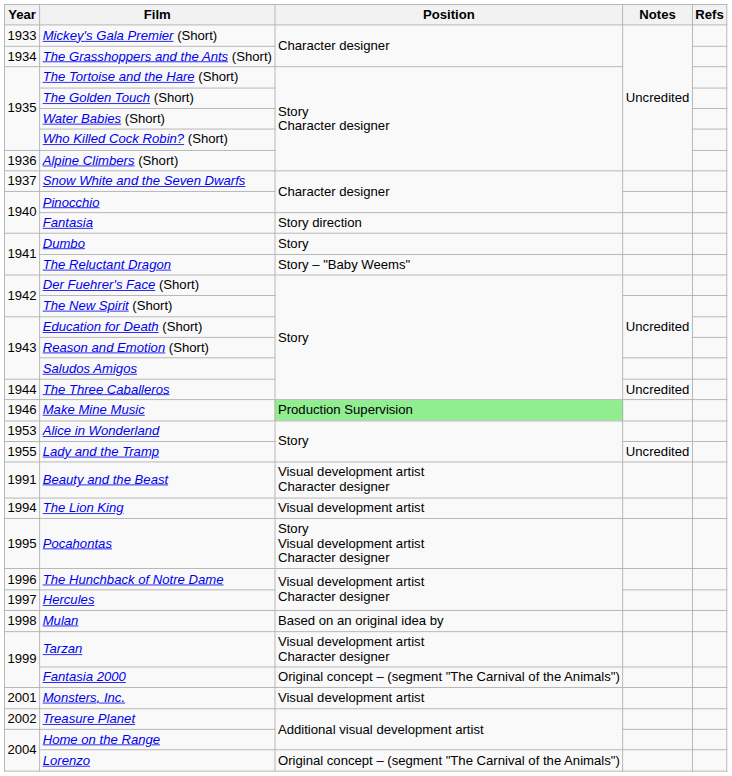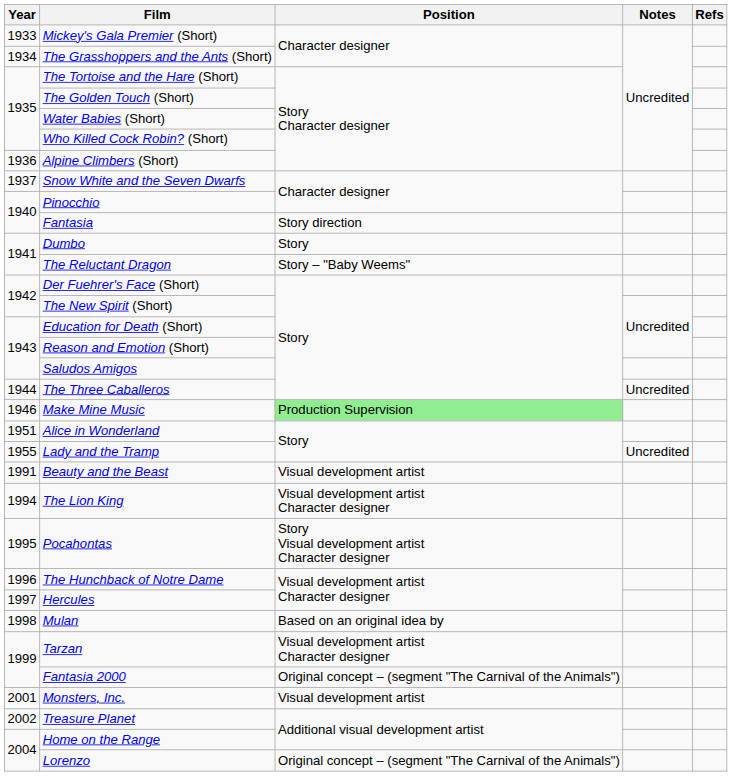(22, 431) 1953 -> (22, 431) 1951
(351, 480) Visual development artist Character designer -> (351, 472) Visual development artist
(351, 508) Visual development artist -> (351, 500) Visual development artist Character designer
